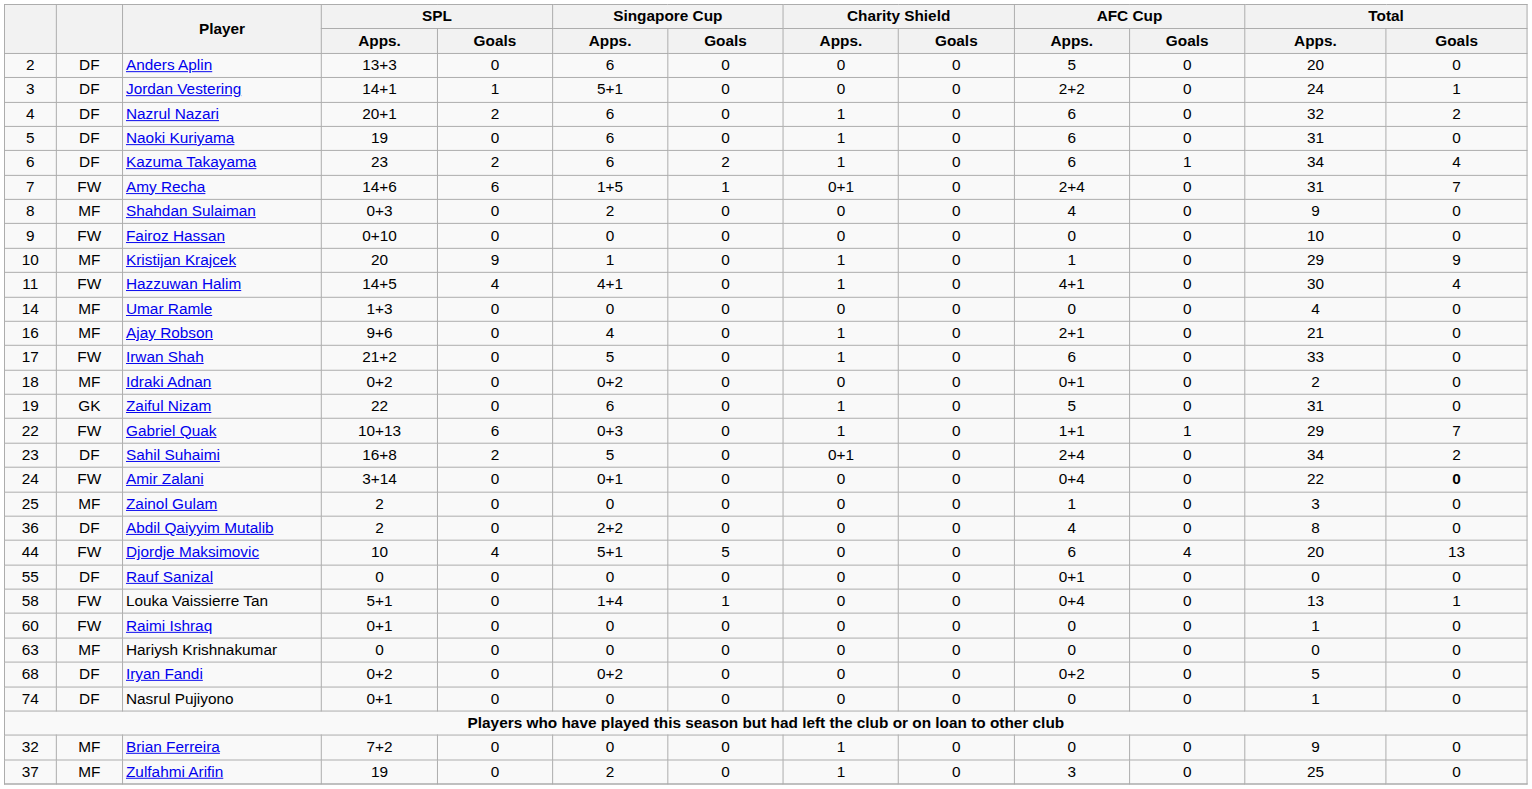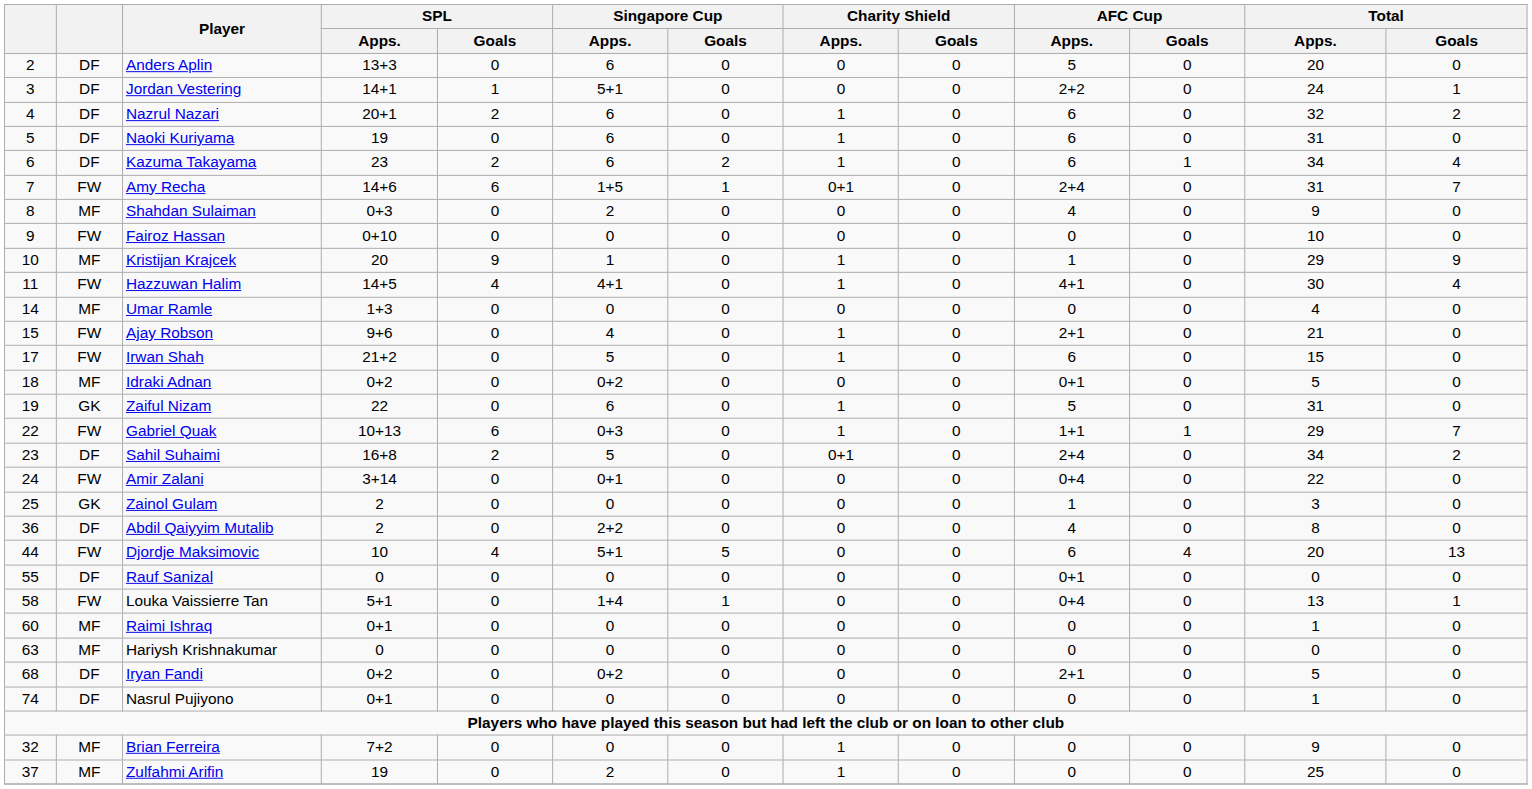(30, 333) 16 -> (30, 333) 15
(89, 333) MF -> (89, 333) FW
(1315, 357) 33 -> (1315, 357) 15
(1315, 382) 2 -> (1315, 382) 5
(1457, 479) bold -> (1457, 479) normal
(89, 503) MF -> (89, 503) GK
(89, 625) FW -> (89, 625) MF
(1072, 674) 0+2 -> (1072, 674) 2+1
(1072, 771) 3 -> (1072, 771) 0
